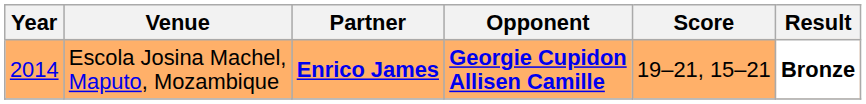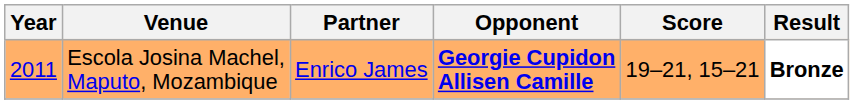(34, 69) 2014 -> (33, 69) 2011
(368, 69) bold -> (361, 69) normal
